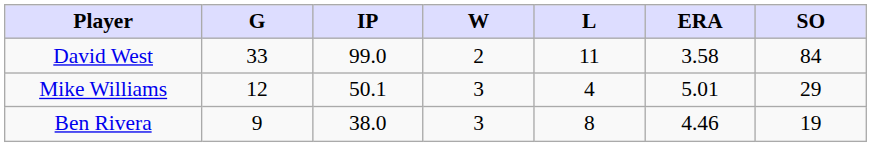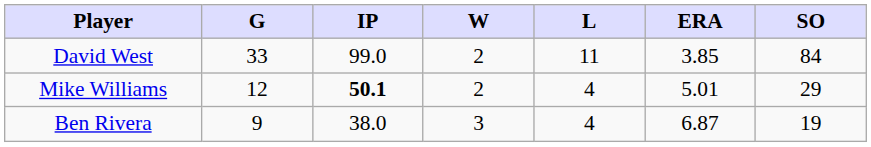(700, 55) 3.58 -> (700, 55) 3.85
(368, 89) normal -> (368, 89) bold
(479, 89) 3 -> (479, 89) 2
(589, 123) 8 -> (589, 123) 4
(700, 123) 4.46 -> (700, 123) 6.87
